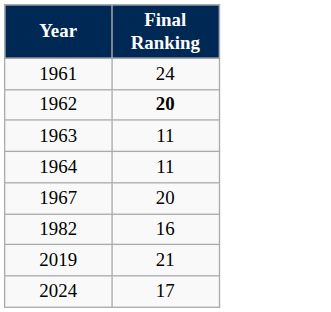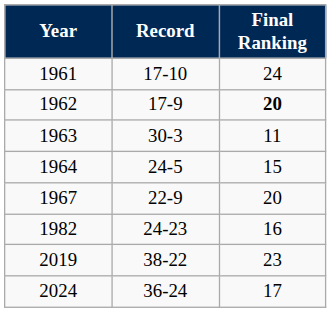+ column: (165, 31)
(165, 167) 11 -> (272, 167) 15
(165, 260) 21 -> (272, 260) 23
